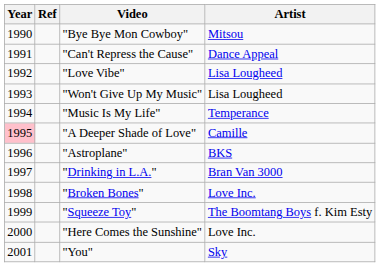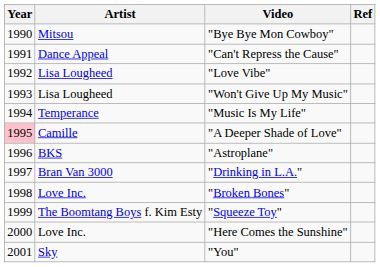columns swapped: (290, 14) <-> (47, 14)
